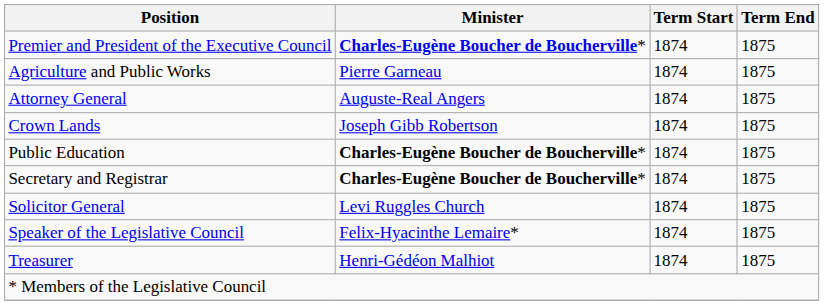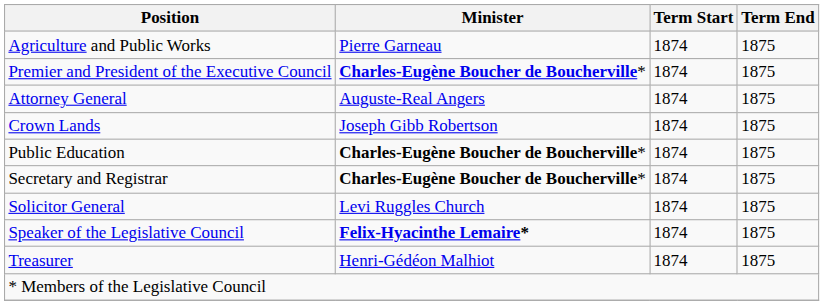rows swapped: (170, 44) <-> (110, 71)
(429, 233) normal -> (434, 233) bold
